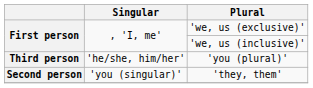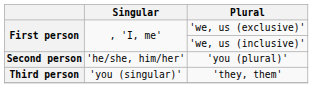(44, 59) Third person -> (44, 59) Second person
(44, 75) Second person -> (44, 75) Third person
